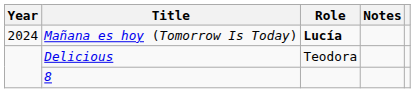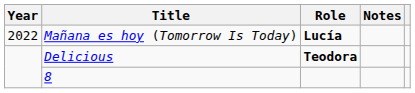(23, 36) 2024 -> (23, 36) 2022
(330, 56) normal -> (330, 56) bold
